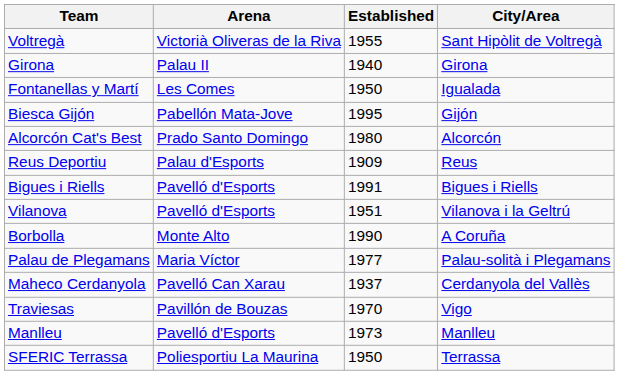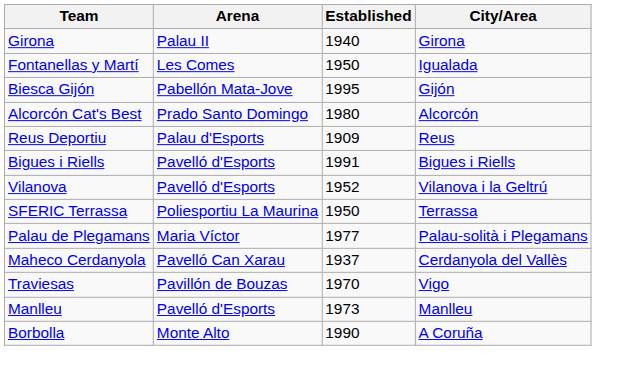- row: (36, 41)
(365, 211) 1951 -> (342, 187) 1952
rows swapped: (68, 357) <-> (36, 235)
